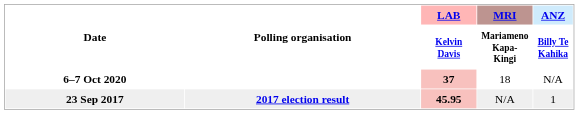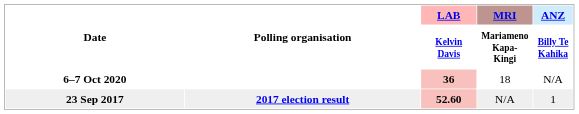(449, 79) 37 -> (449, 79) 36
(449, 99) 45.95 -> (449, 99) 52.60
